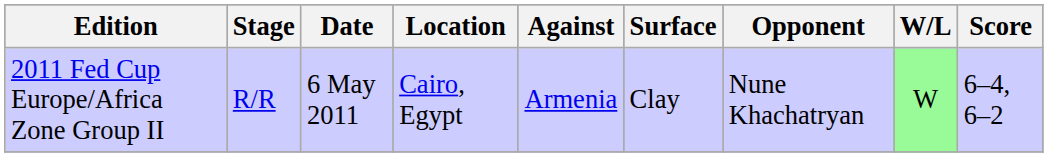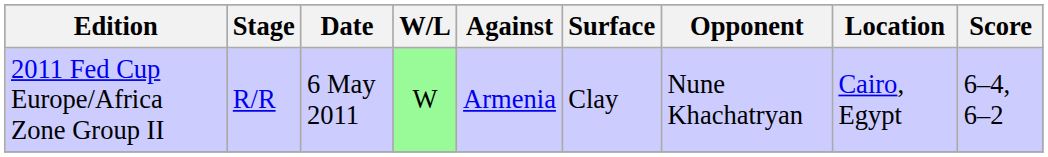columns swapped: (456, 25) <-> (926, 25)
